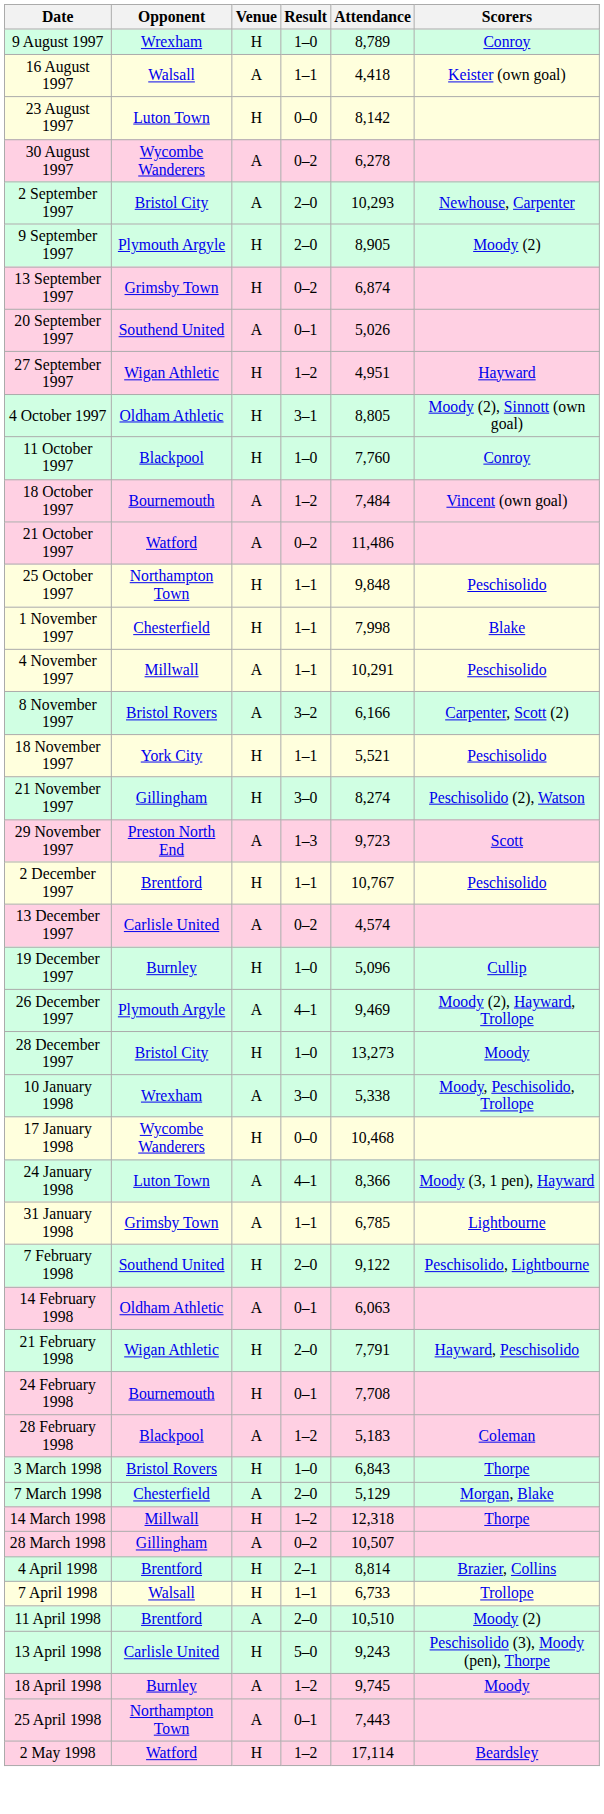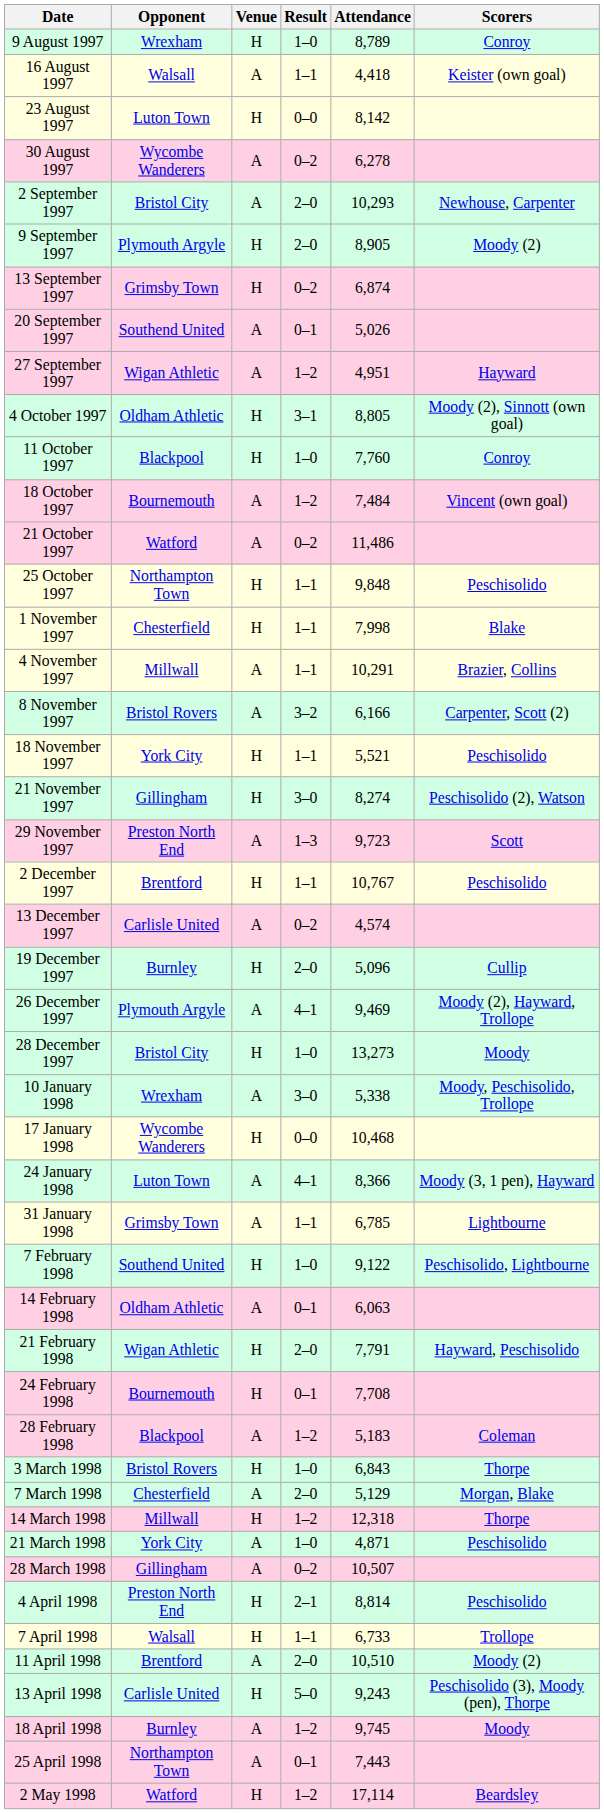(256, 373) H -> (256, 373) A
(507, 670) Peschisolido -> (507, 670) Brazier, Collins
(306, 968) 1–0 -> (306, 968) 2–0
(306, 1265) 2–0 -> (306, 1265) 1–0
+ row: (58, 1544)
(172, 1568) Brentford -> (172, 1602) Preston North End
(507, 1568) Brazier, Collins -> (507, 1602) Peschisolido
